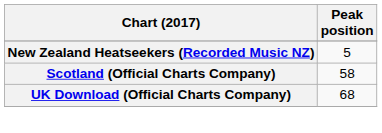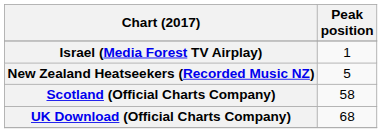+ row: (161, 52)
